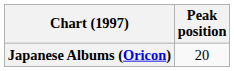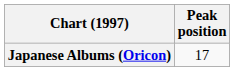(202, 54) 20 -> (202, 54) 17
